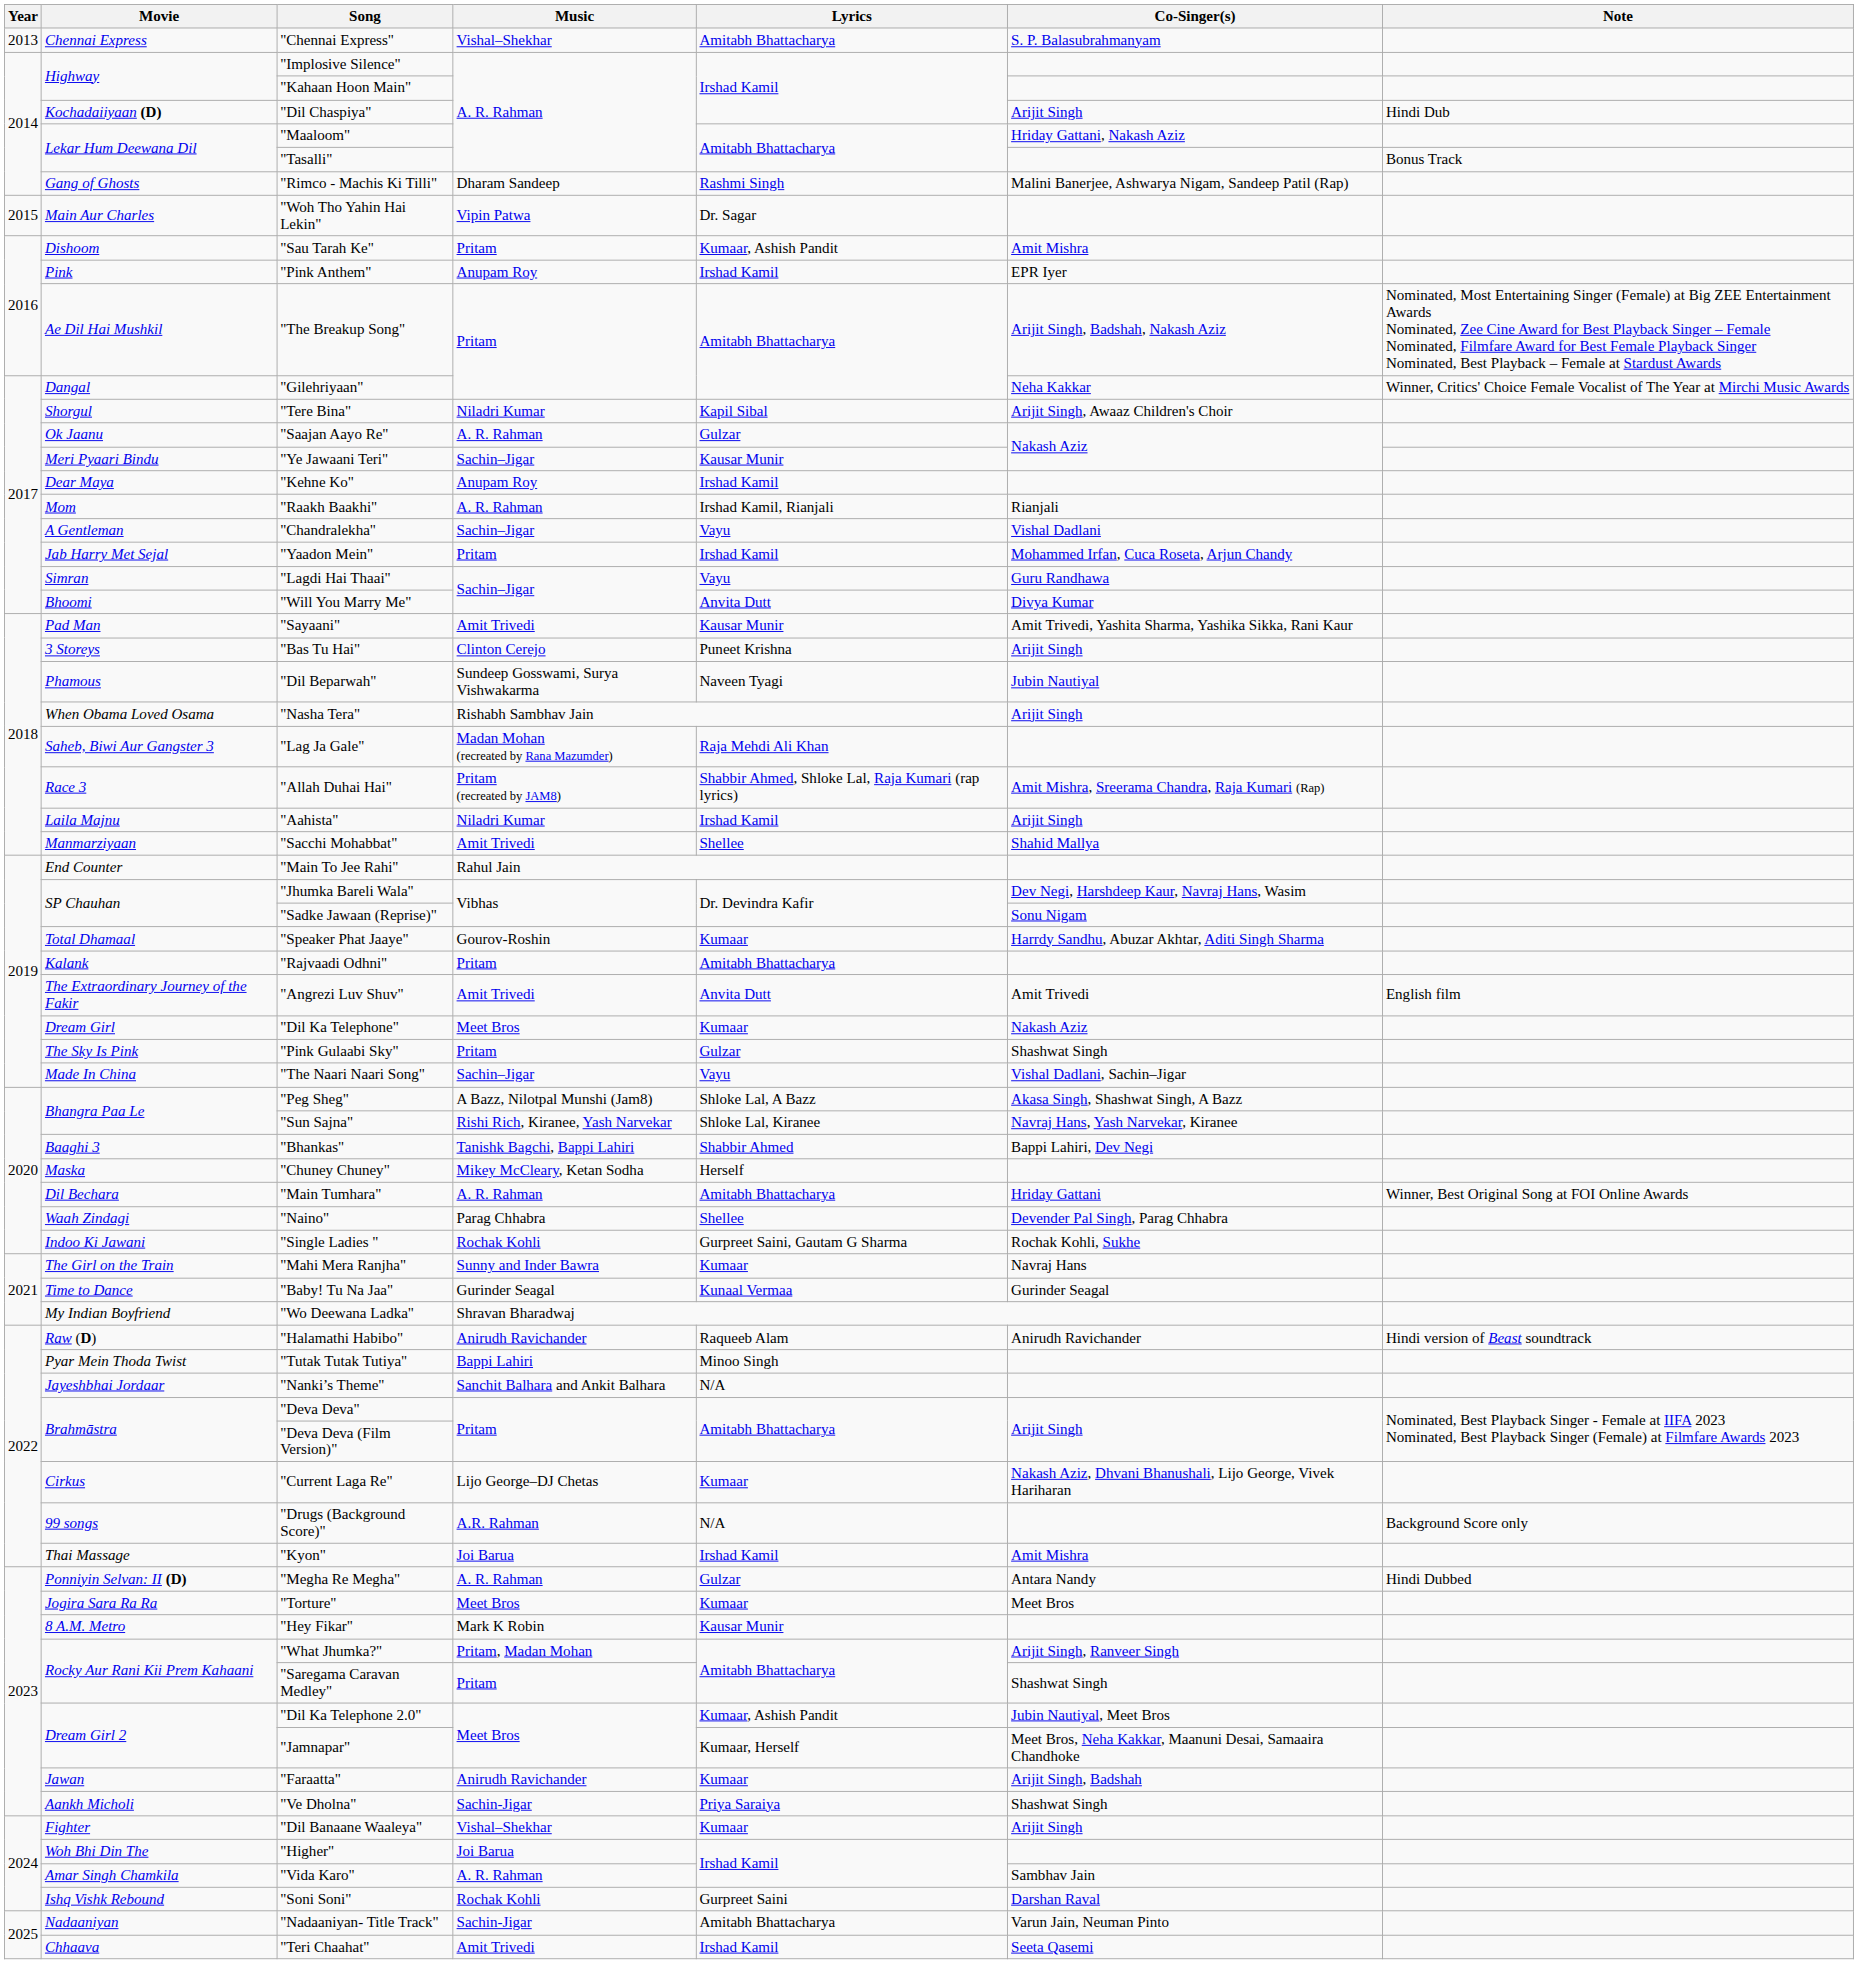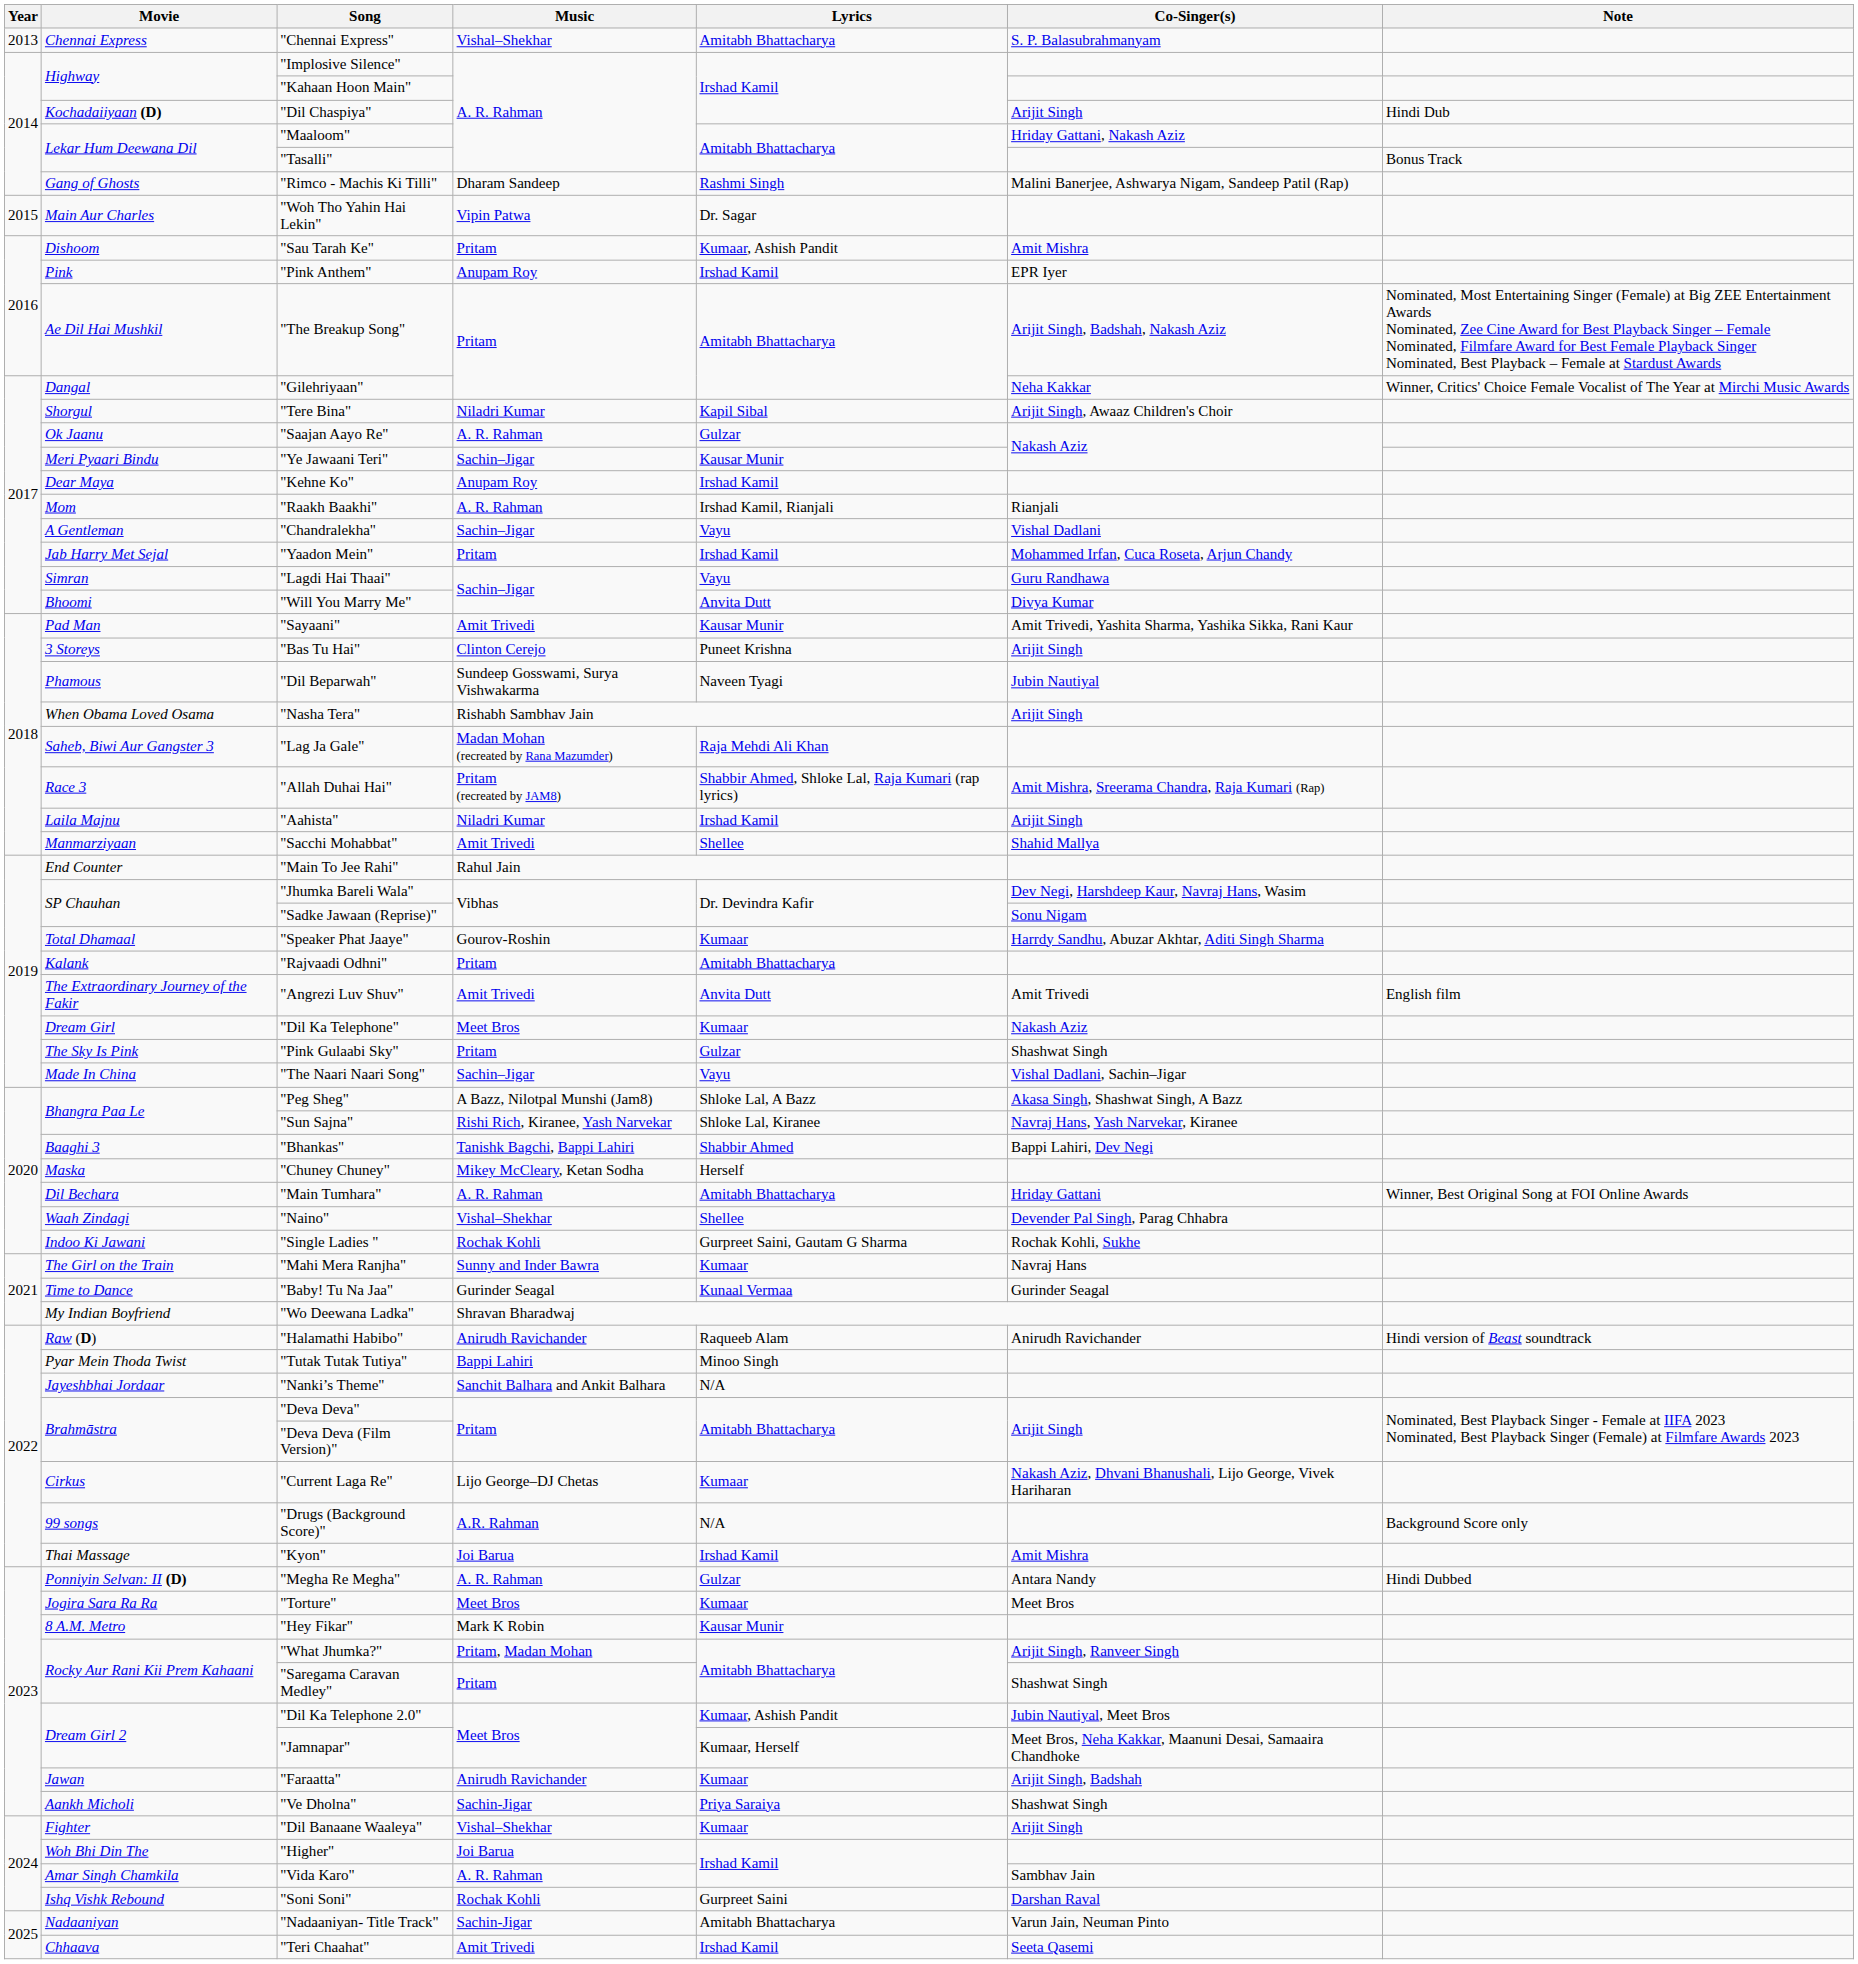(501, 1218) Parag Chhabra -> (504, 1218) Vishal–Shekhar
